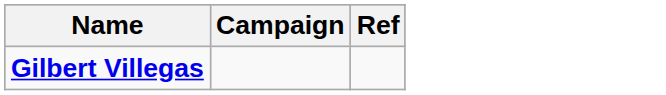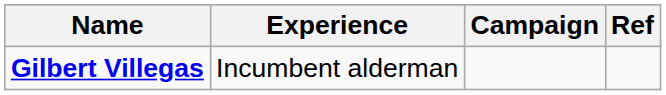+ column: (337, 25)
